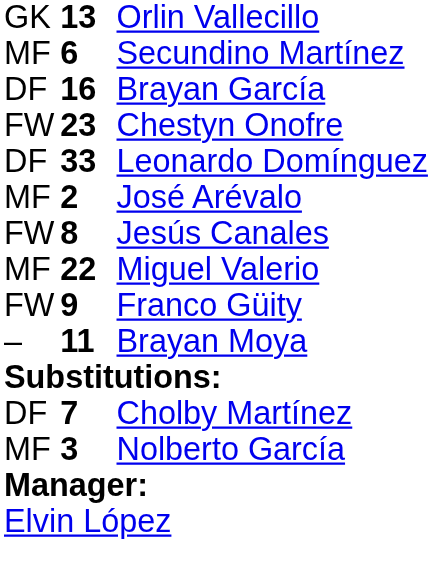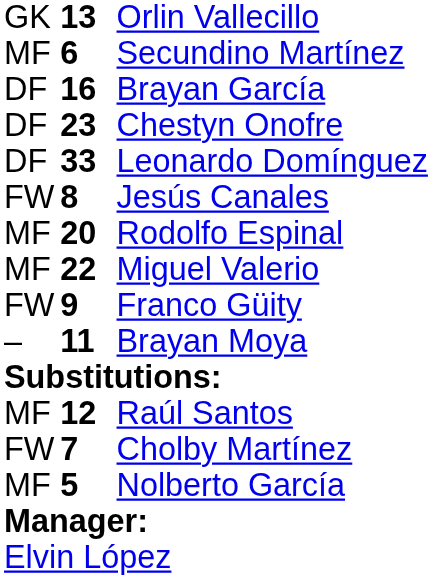(29, 125) FW -> (26, 125) DF
- row: (209, 197)
+ row: (230, 233)
+ row: (205, 413)
(26, 413) DF -> (29, 449) FW
(69, 449) 3 -> (69, 485) 5
